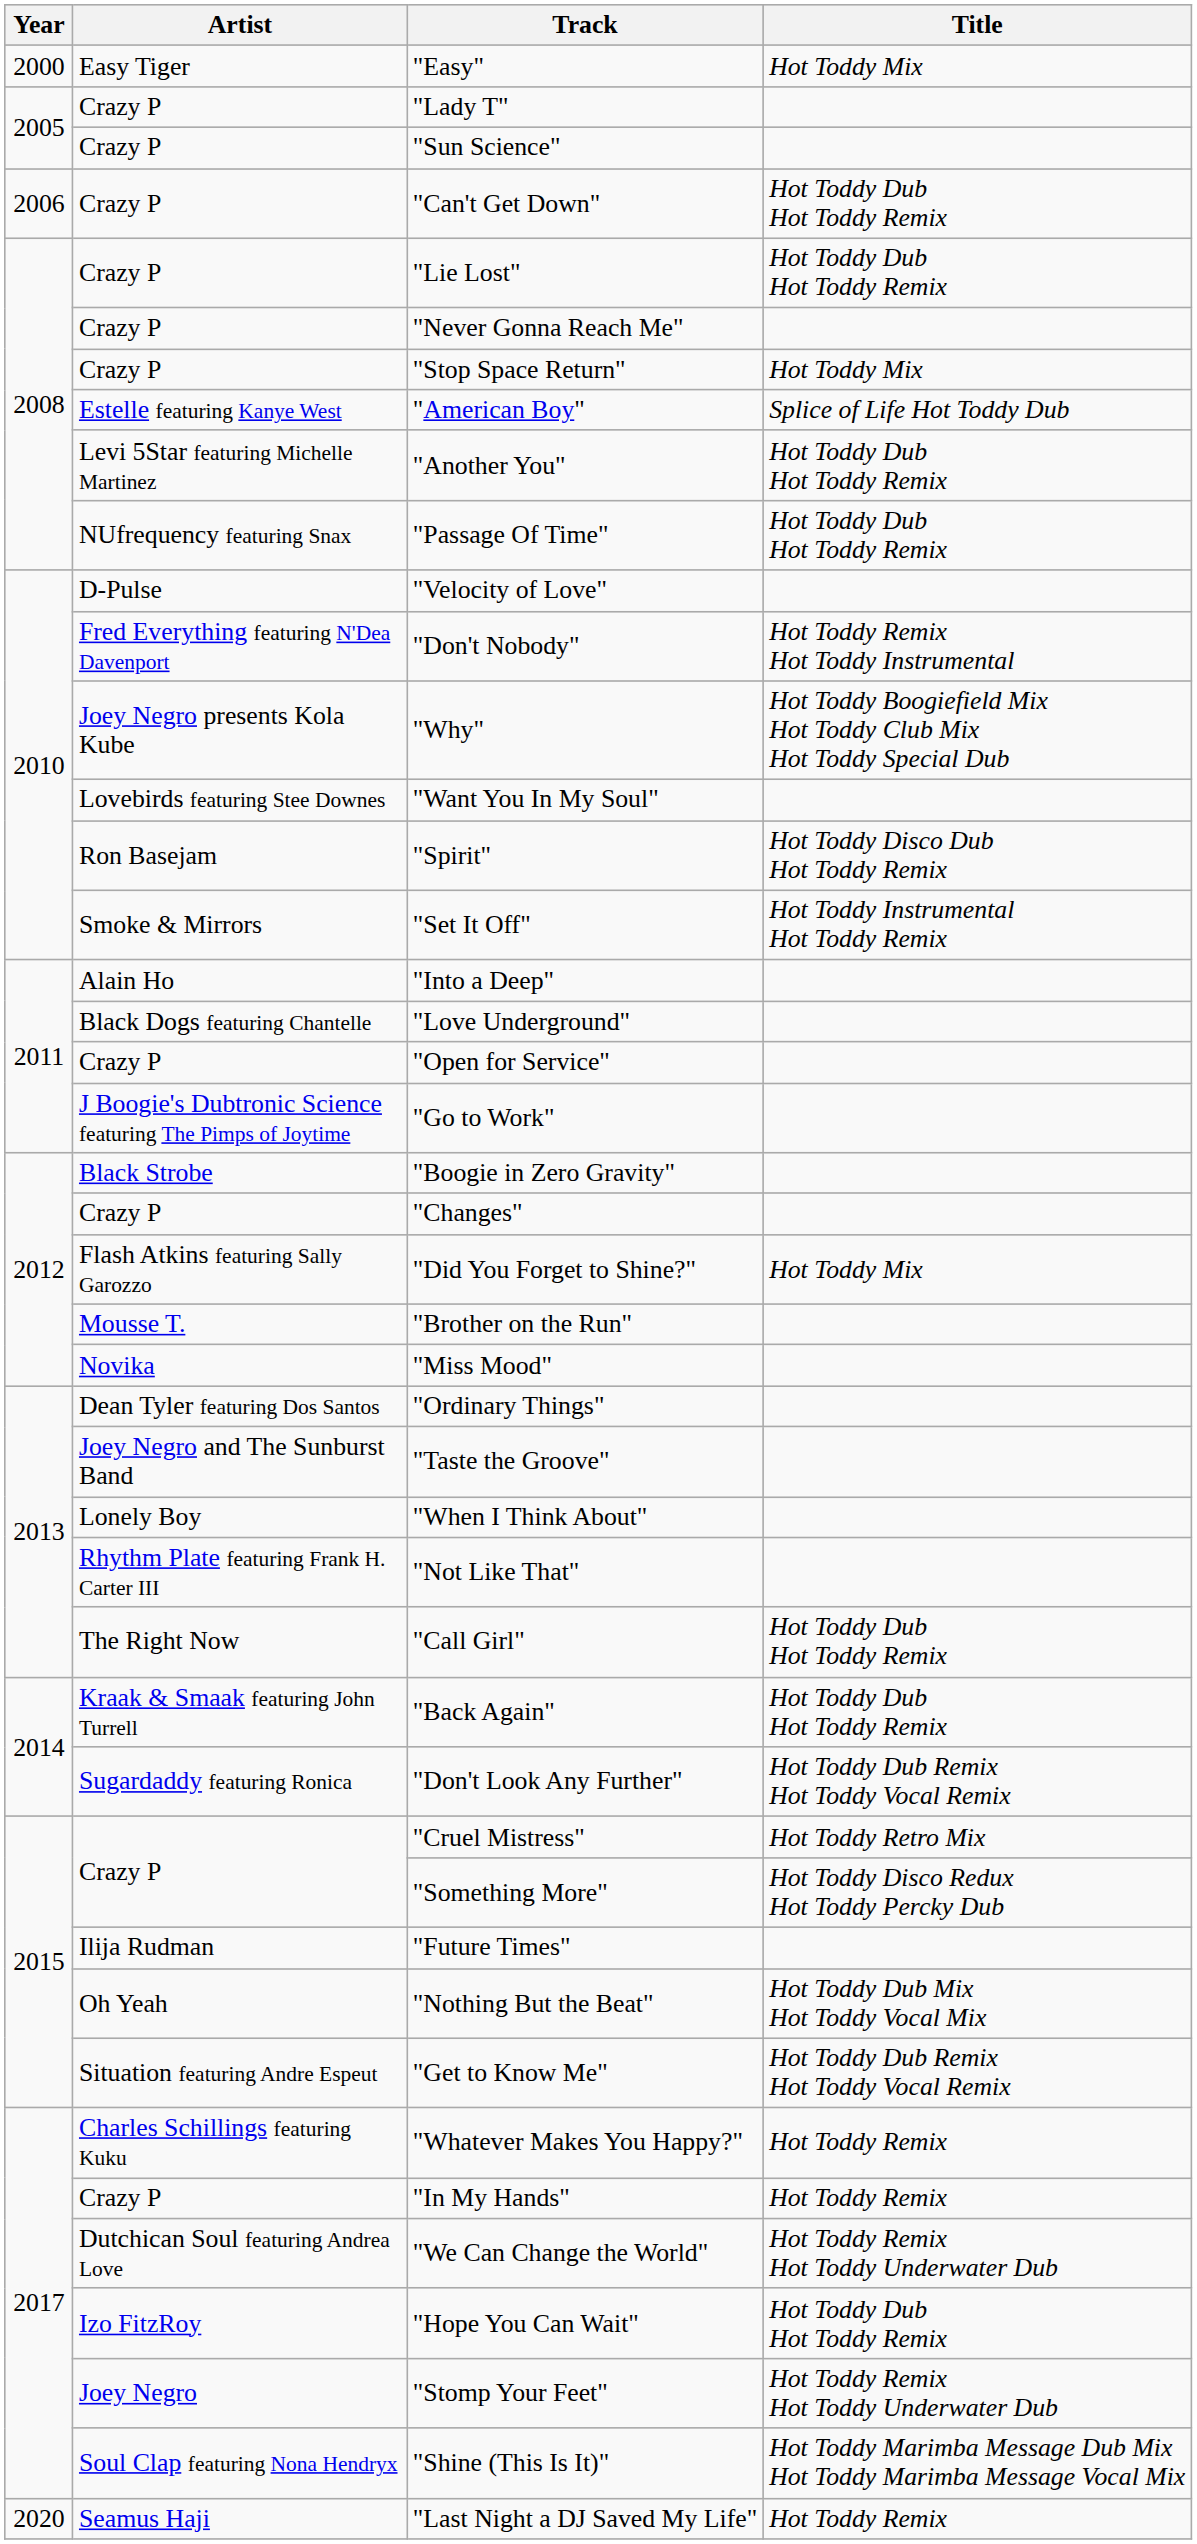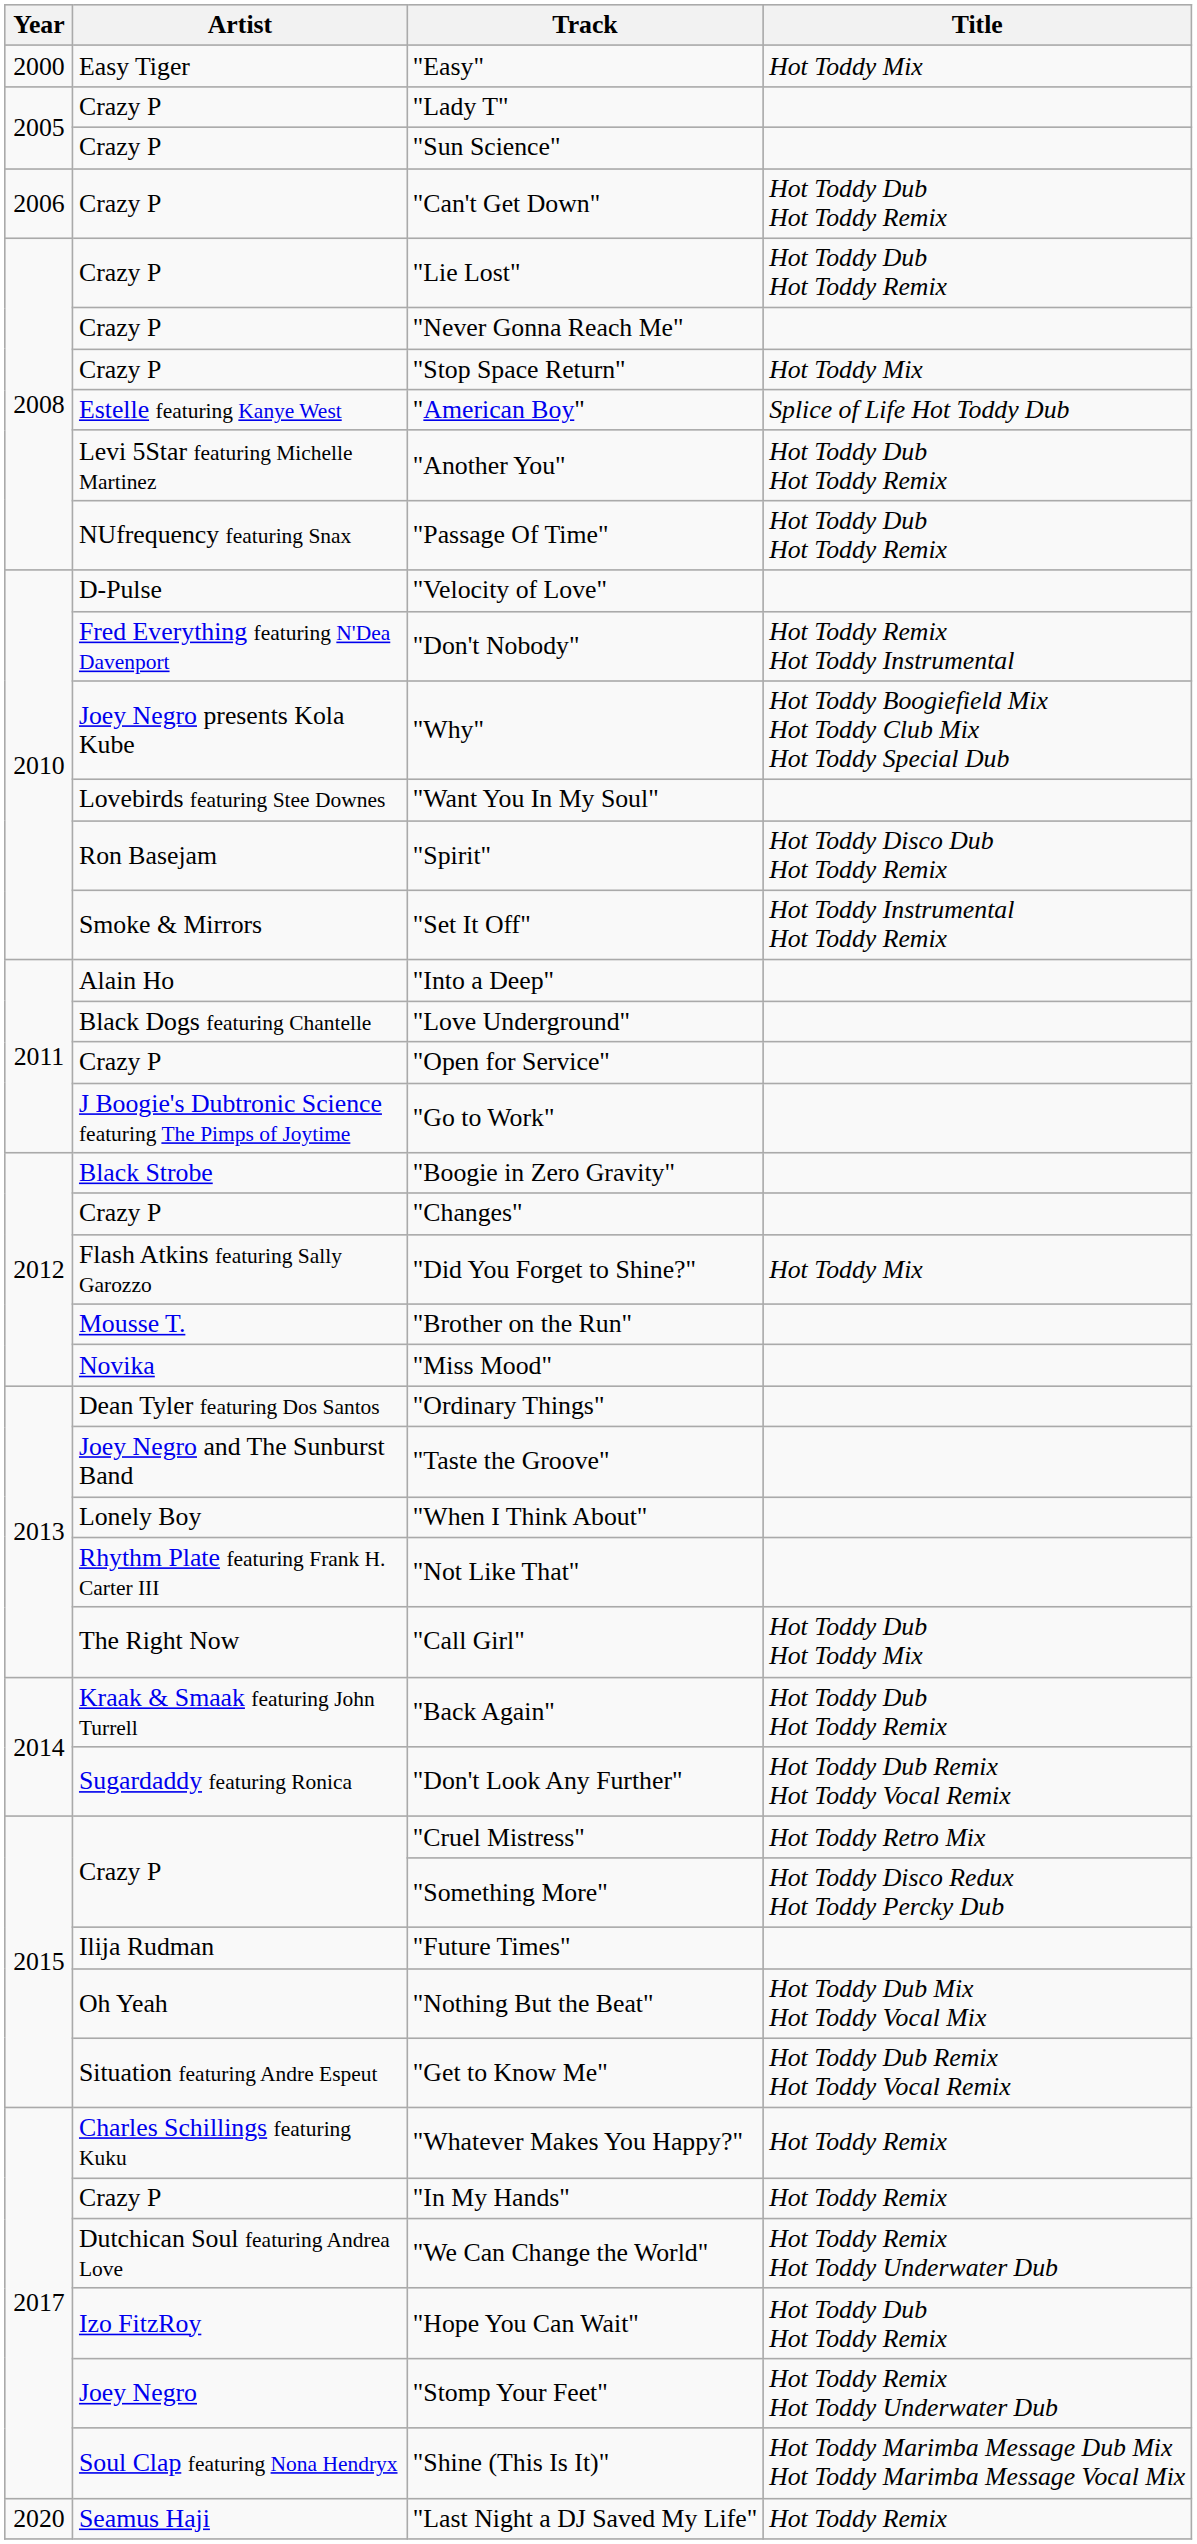(858, 1641) Hot Toddy Dub Hot Toddy Remix -> (848, 1641) Hot Toddy Dub Hot Toddy Mix
